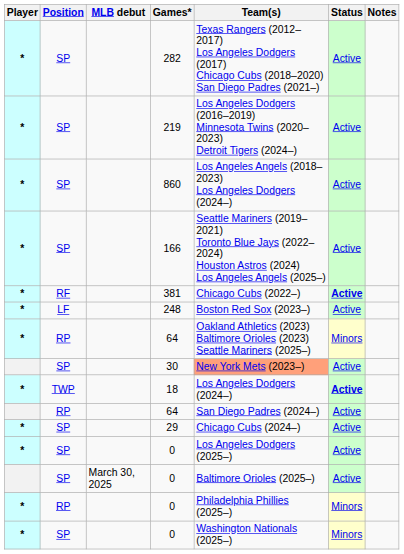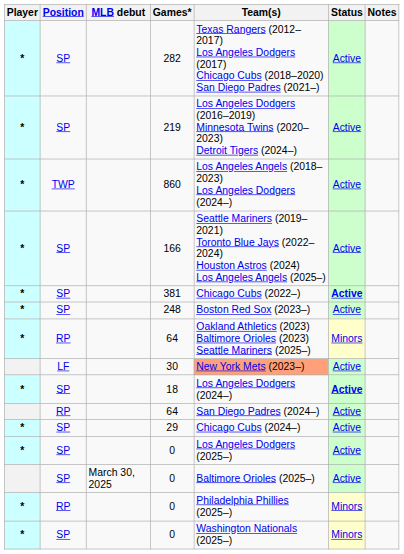(63, 185) SP -> (63, 185) TWP
(63, 294) RF -> (63, 294) SP
(63, 310) LF -> (63, 310) SP
(63, 366) SP -> (63, 366) LF
(63, 389) TWP -> (63, 389) SP
